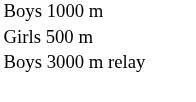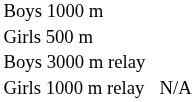+ row: (74, 88)
